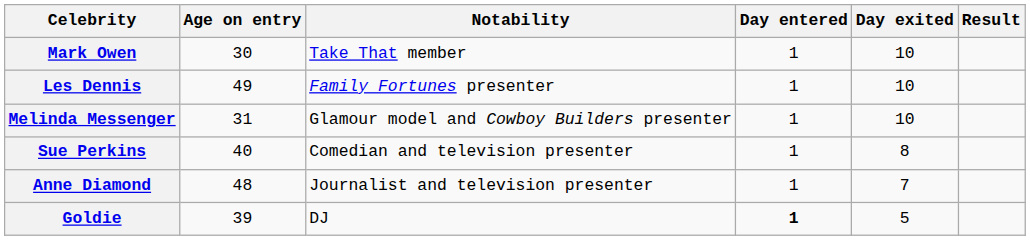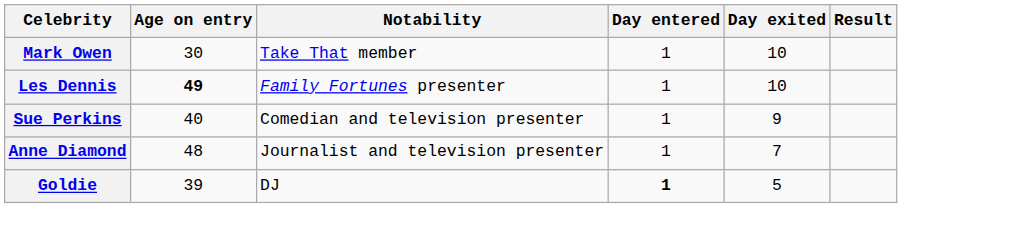(242, 86) normal -> (193, 86) bold
- row: (92, 119)
(905, 152) 8 -> (777, 119) 9
